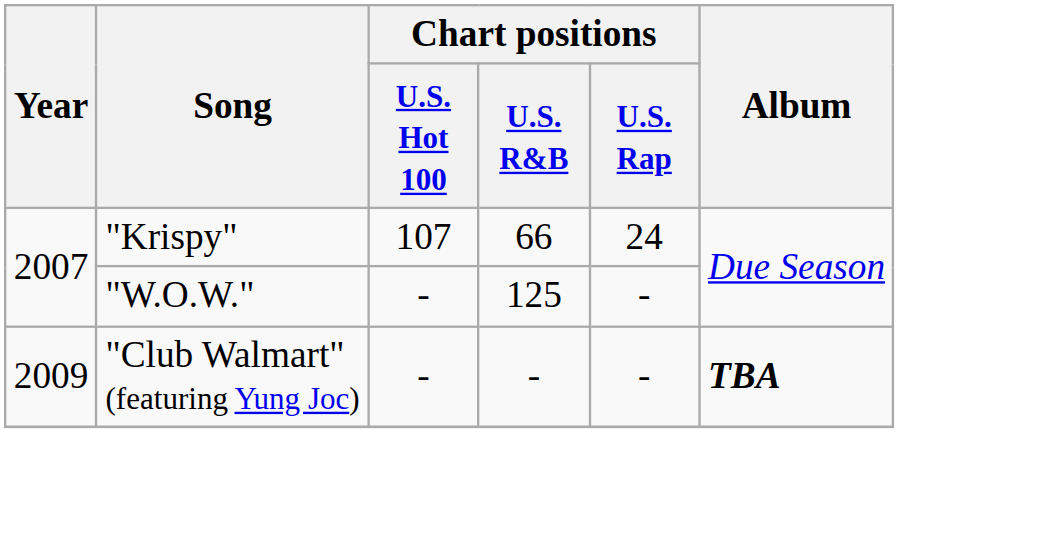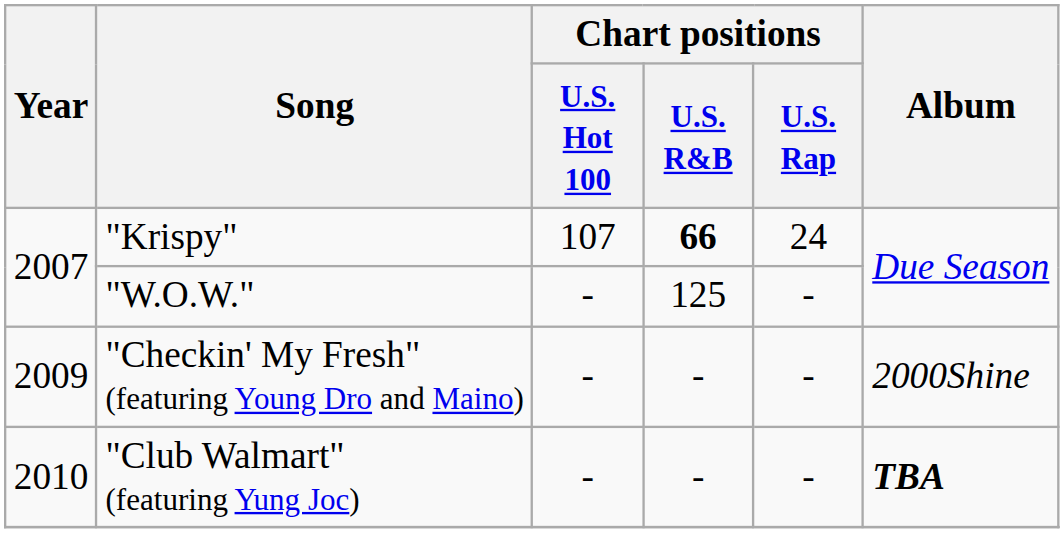(534, 236) normal -> (698, 236) bold
+ row: (315, 375)
(51, 375) 2009 -> (51, 476) 2010
